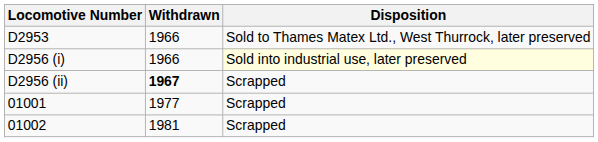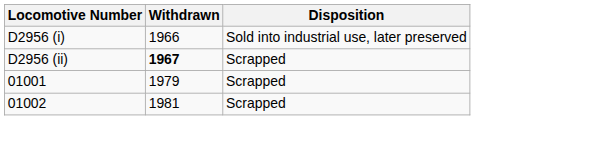- row: (28, 37)
(346, 59) lightyellow background -> (346, 37) no background
(164, 103) 1977 -> (164, 81) 1979
